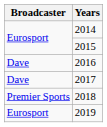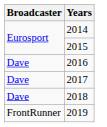(38, 96) Premier Sports -> (18, 96) Dave
(28, 113) Eurosport -> (34, 113) FrontRunner
